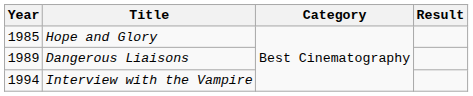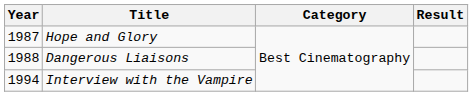(24, 37) 1985 -> (24, 37) 1987
(24, 59) 1989 -> (24, 59) 1988
